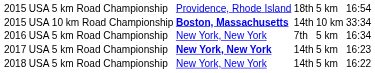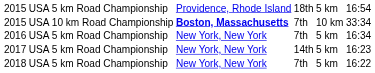(304, 22) 14th -> (301, 22) 7th
(224, 50) bold -> (221, 50) normal
(304, 64) 14th -> (301, 64) 7th
